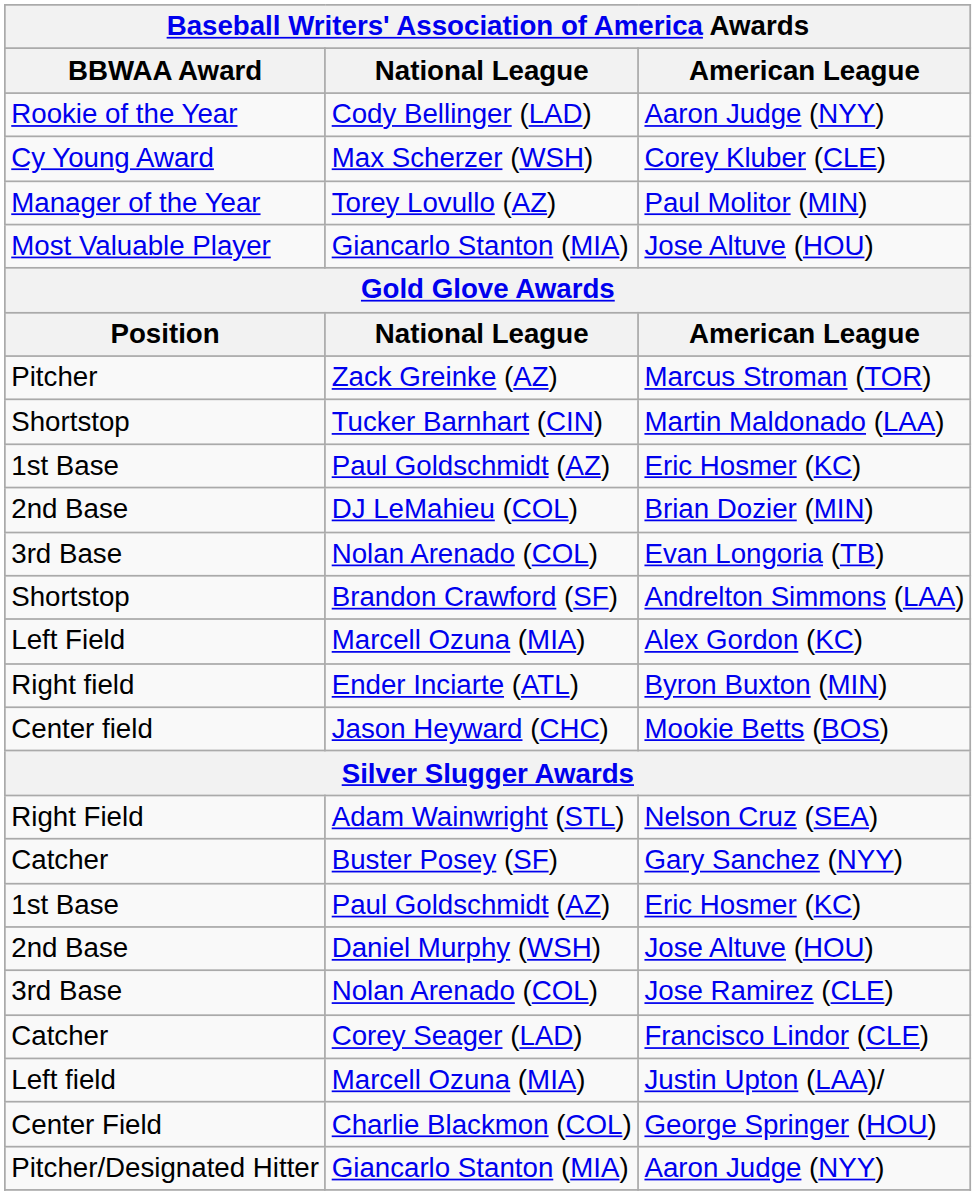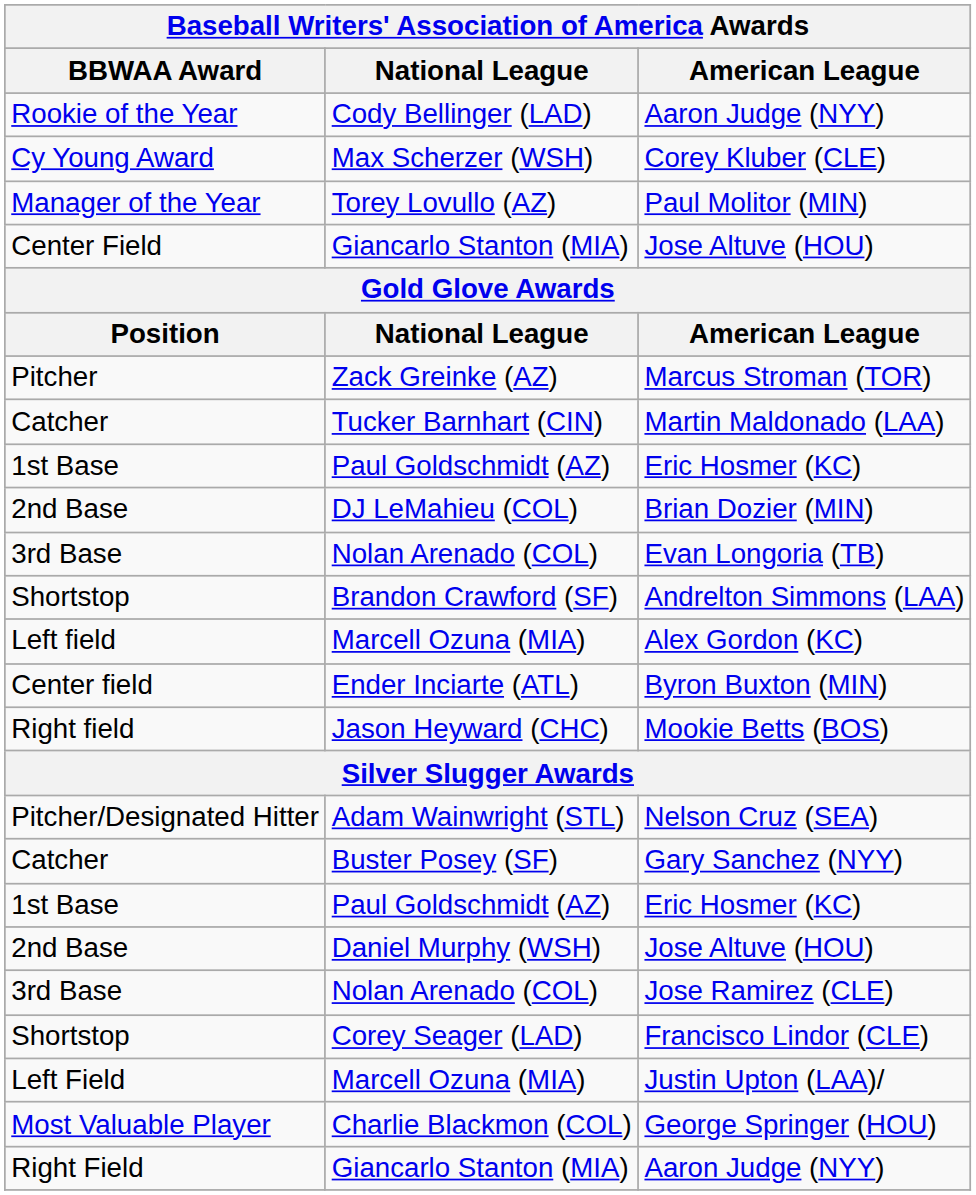(141, 245) Most Valuable Player -> (87, 245) Center Field
(70, 421) Shortstop -> (60, 421) Catcher
(68, 641) Left Field -> (64, 641) Left field
(73, 684) Right field -> (82, 684) Center field
(82, 728) Center field -> (73, 728) Right field
(77, 816) Right Field -> (165, 816) Pitcher/Designated Hitter
(60, 1036) Catcher -> (70, 1036) Shortstop
(64, 1080) Left field -> (68, 1080) Left Field
(87, 1123) Center Field -> (141, 1123) Most Valuable Player
(165, 1167) Pitcher/Designated Hitter -> (77, 1167) Right Field
